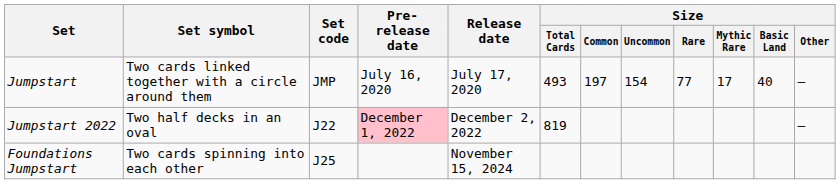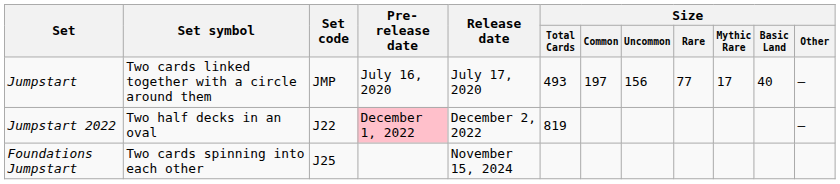(636, 82) 154 -> (636, 82) 156
